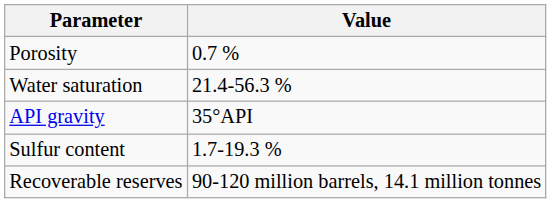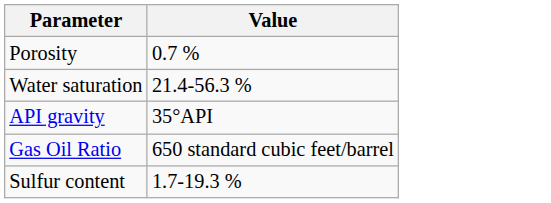+ row: (65, 149)
- row: (96, 181)
